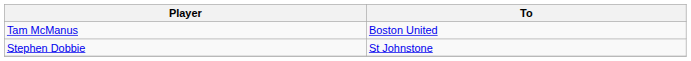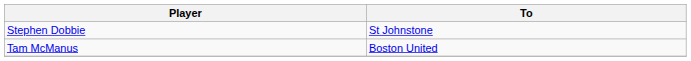rows swapped: (42, 31) <-> (46, 48)
